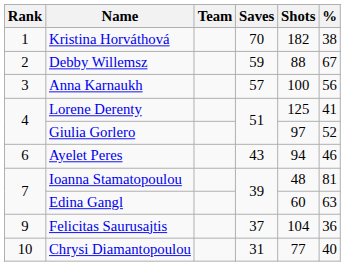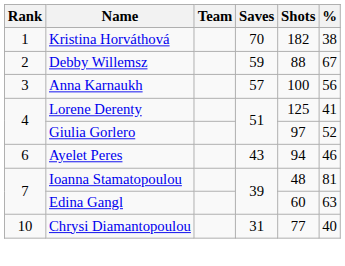- row: (108, 226)
